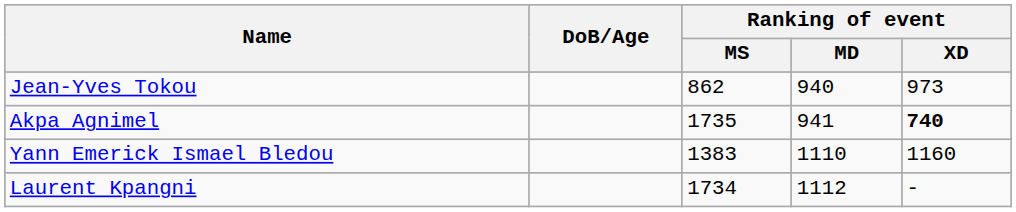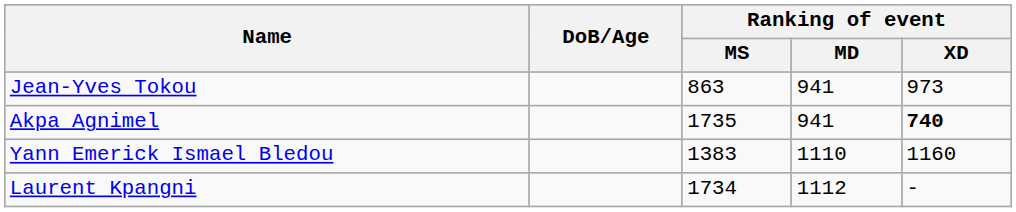(706, 89) 862 -> (706, 89) 863
(816, 89) 940 -> (816, 89) 941
